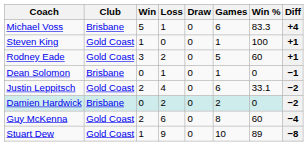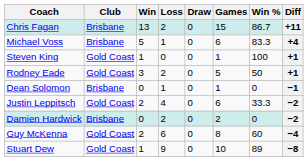+ row: (33, 27)
(257, 57) 60 -> (257, 73) 50
(261, 88) 33.1 -> (261, 103) 33.3
